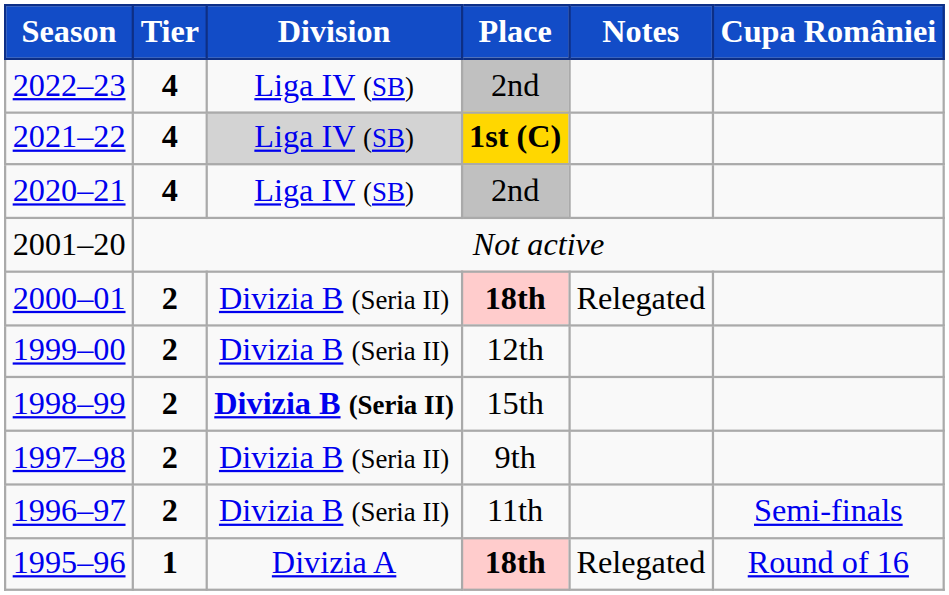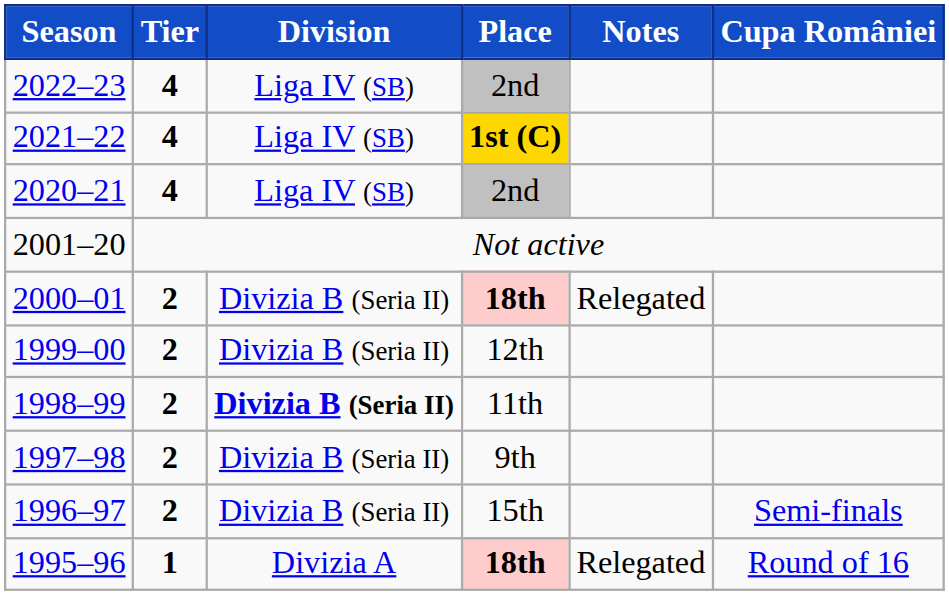(334, 137) lightgrey background -> (334, 137) no background
(515, 403) 15th -> (515, 403) 11th
(515, 510) 11th -> (515, 510) 15th
